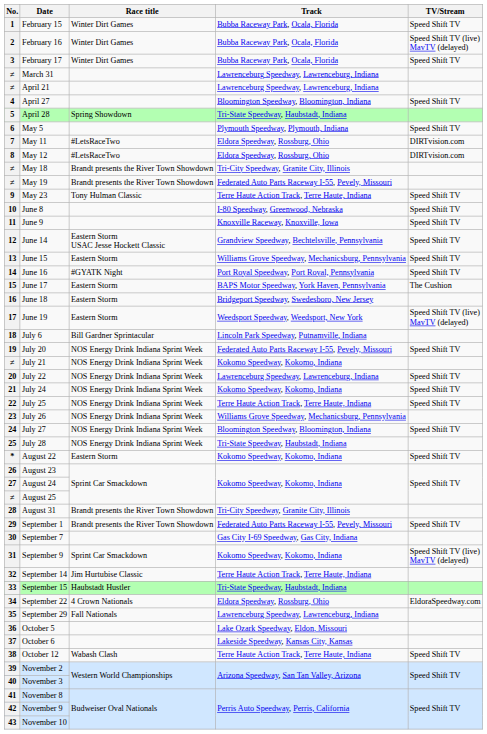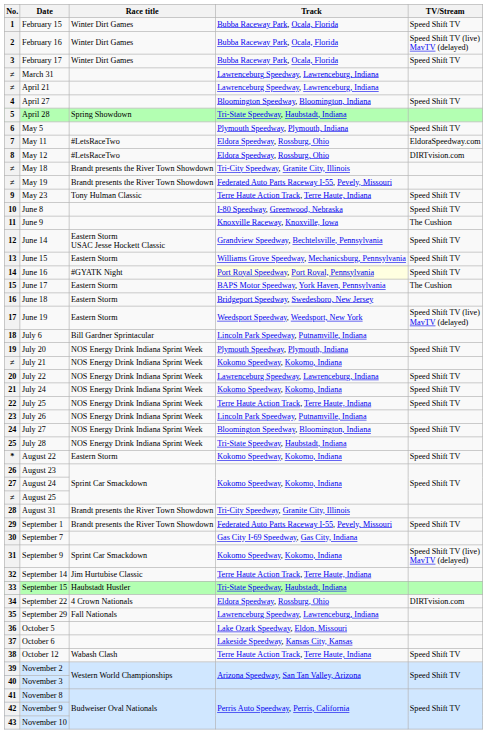(437, 141) DIRTvision.com -> (445, 141) EldoraSpeedway.com
(435, 222) Speed Shift TV -> (431, 222) The Cushion
(296, 272) no background -> (296, 272) lightyellow background
(305, 349) Federated Auto Parts Raceway I-55, Pevely, Missouri -> (283, 349) Plymouth Speedway, Plymouth, Indiana
(312, 416) Williams Grove Speedway, Mechanicsburg, Pennsylvania -> (292, 416) Lincoln Park Speedway, Putnamville, Indiana
(445, 601) EldoraSpeedway.com -> (437, 601) DIRTvision.com
